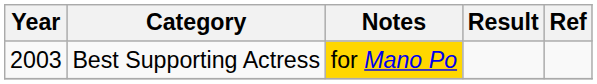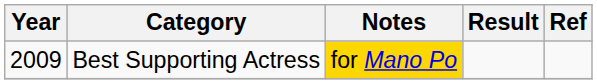(36, 59) 2003 -> (36, 59) 2009
